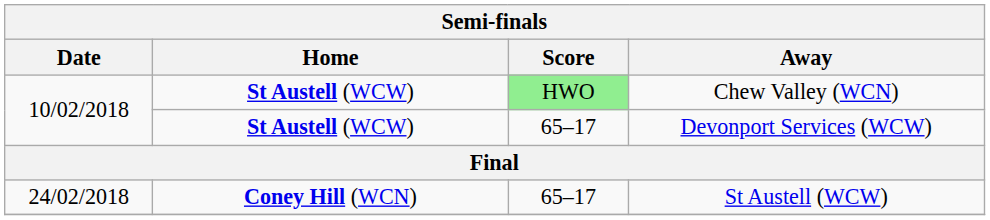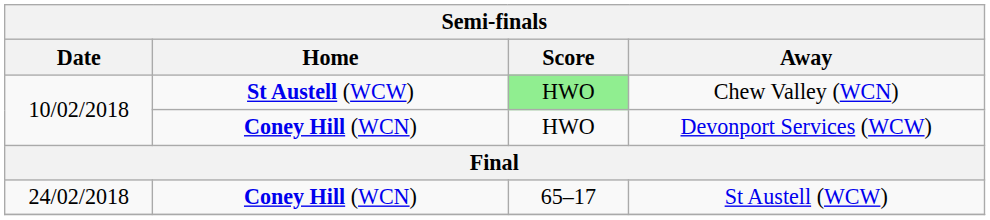(330, 127) St Austell (WCW) -> (330, 127) Coney Hill (WCN)
(568, 127) 65–17 -> (568, 127) HWO
